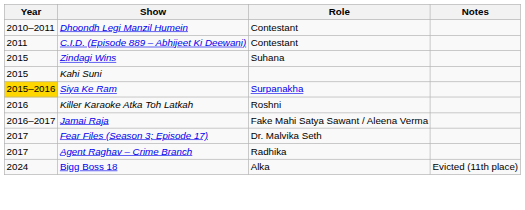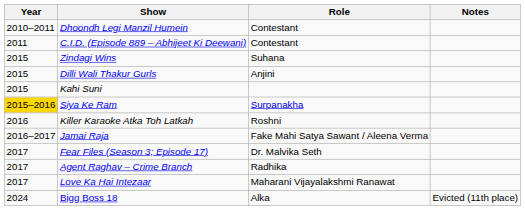+ row: (108, 74)
+ row: (105, 182)
